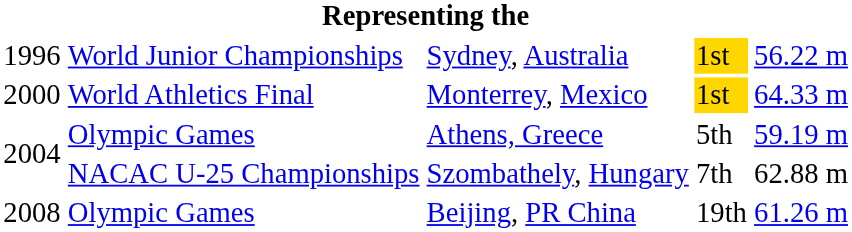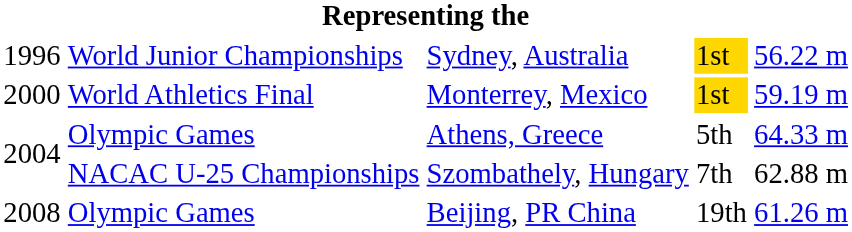(801, 94) 64.33 m -> (801, 94) 59.19 m
(801, 134) 59.19 m -> (801, 134) 64.33 m
